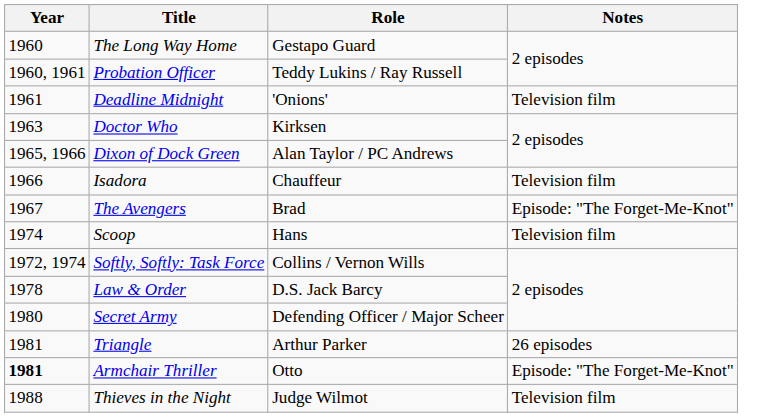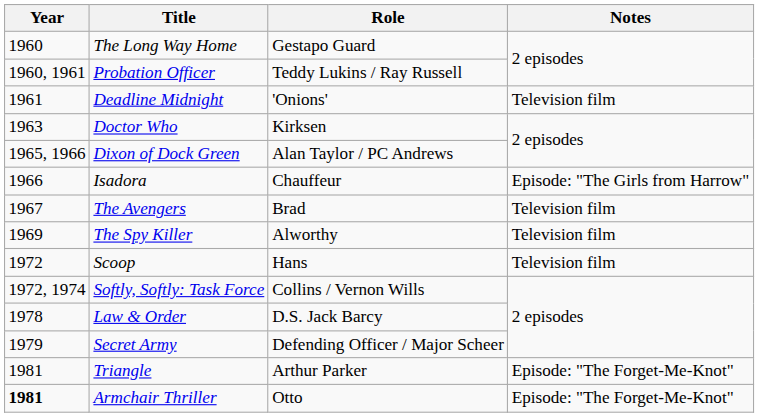(564, 180) Television film -> (630, 180) Episode: "The Girls from Harrow"
(623, 208) Episode: "The Forget-Me-Knot" -> (564, 208) Television film
+ row: (143, 235)
(26, 235) 1974 -> (26, 262) 1972
(26, 316) 1980 -> (26, 343) 1979
(552, 343) 26 episodes -> (623, 371) Episode: "The Forget-Me-Knot"
- row: (162, 398)
